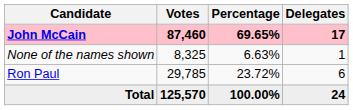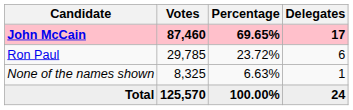rows swapped: (33, 74) <-> (81, 54)
